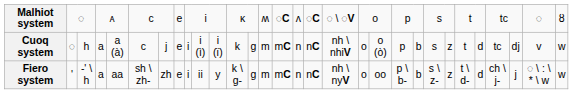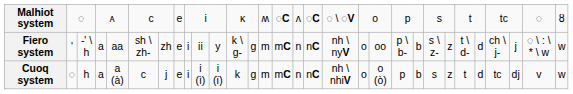rows swapped: (35, 46) <-> (35, 74)
